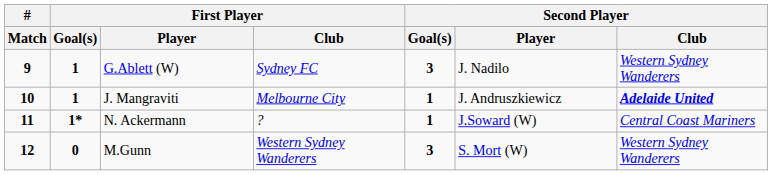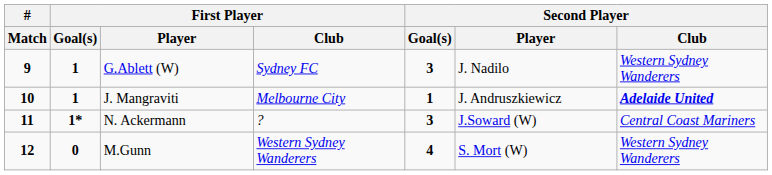(430, 120) 1 -> (430, 120) 3
(430, 151) 3 -> (430, 151) 4
